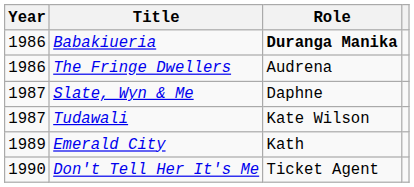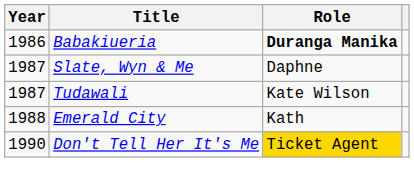- row: (142, 68)
(27, 144) 1989 -> (27, 119) 1988
(323, 170) no background -> (323, 144) gold background
